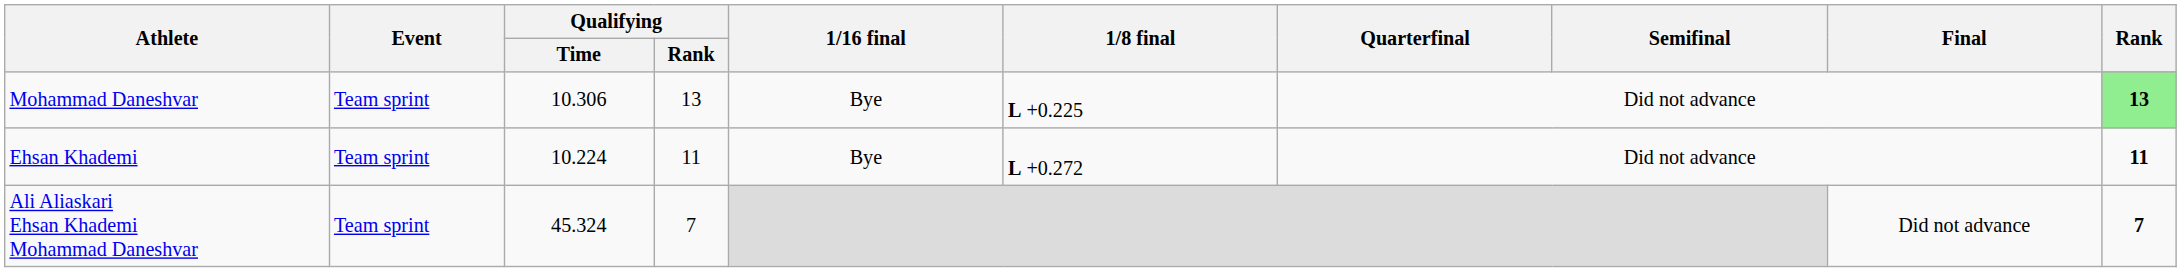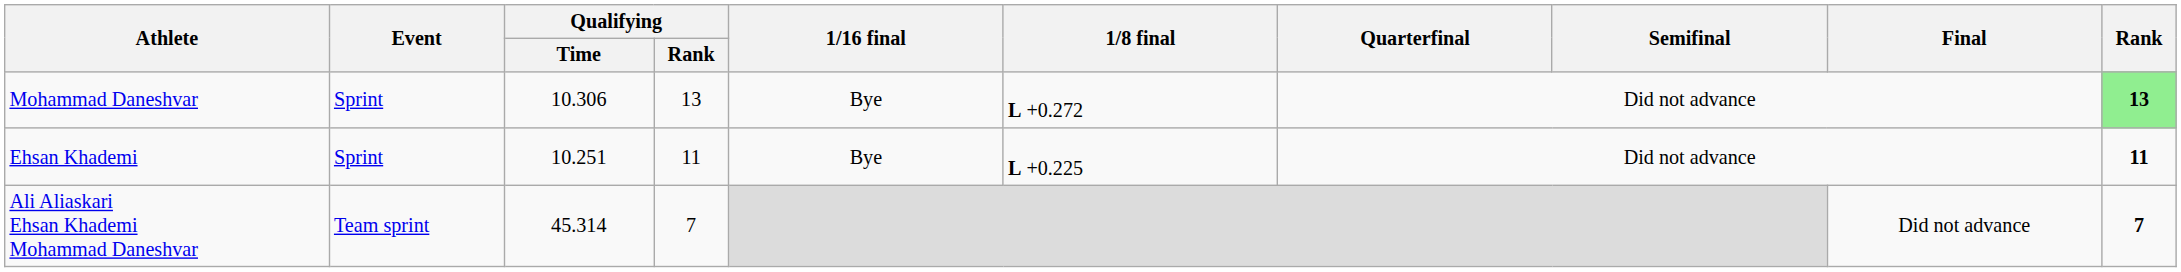(382, 99) Team sprint -> (359, 99) Sprint
(1046, 111) L +0.225 -> (1046, 111) L +0.272
(382, 156) Team sprint -> (359, 156) Sprint
(579, 156) 10.224 -> (579, 156) 10.251
(1046, 168) L +0.272 -> (1046, 168) L +0.225
(579, 225) 45.324 -> (579, 225) 45.314
